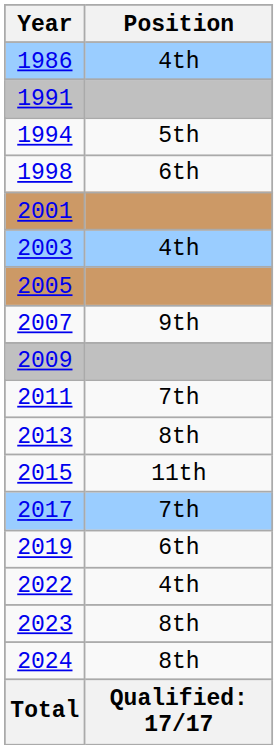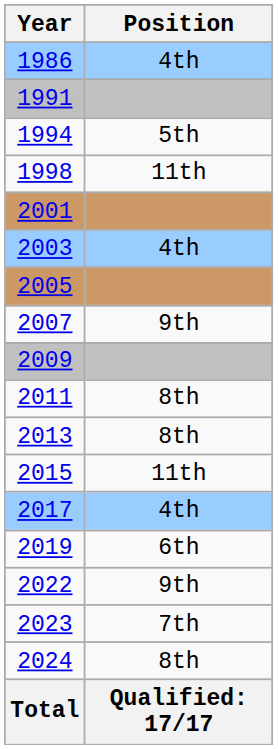(179, 174) 6th -> (179, 174) 11th
(179, 399) 7th -> (179, 399) 8th
(179, 511) 7th -> (179, 511) 4th
(179, 586) 4th -> (179, 586) 9th
(179, 624) 8th -> (179, 624) 7th
